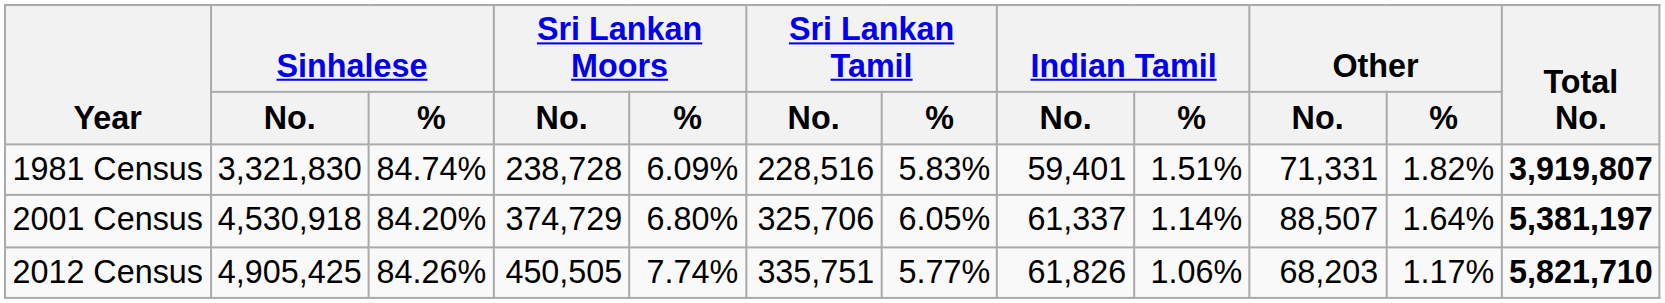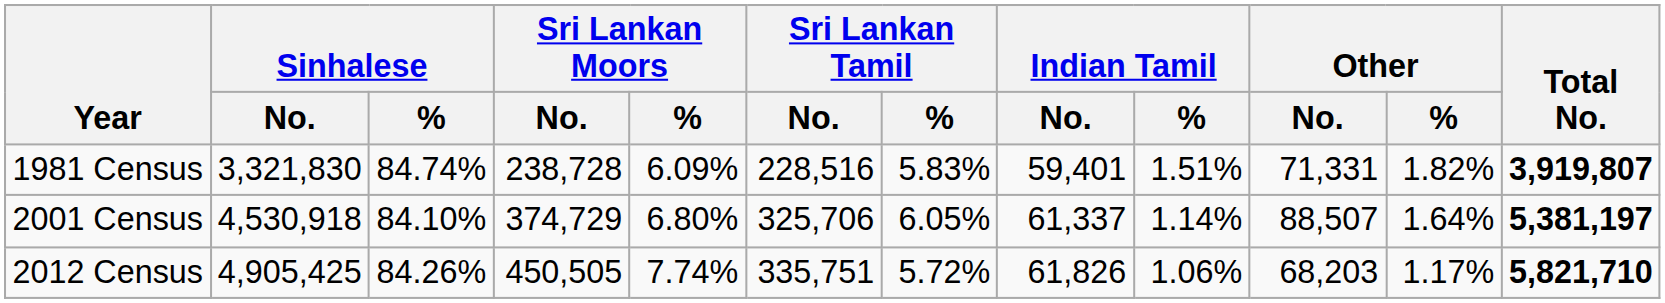(431, 220) 84.20% -> (431, 220) 84.10%
(944, 271) 5.77% -> (944, 271) 5.72%
